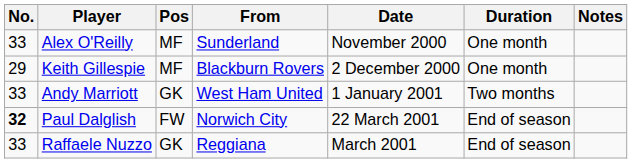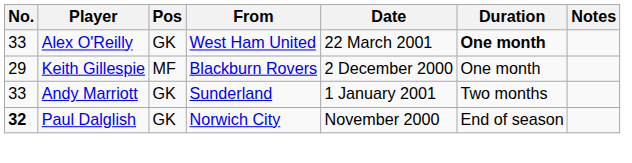(171, 42) MF -> (164, 42) GK
(238, 42) Sunderland -> (253, 42) West Ham United
(389, 42) November 2000 -> (378, 42) 22 March 2001
(507, 42) normal -> (503, 42) bold
(260, 94) West Ham United -> (231, 94) Sunderland
(172, 119) FW -> (164, 119) GK
(385, 119) 22 March 2001 -> (382, 119) November 2000
- row: (97, 145)
